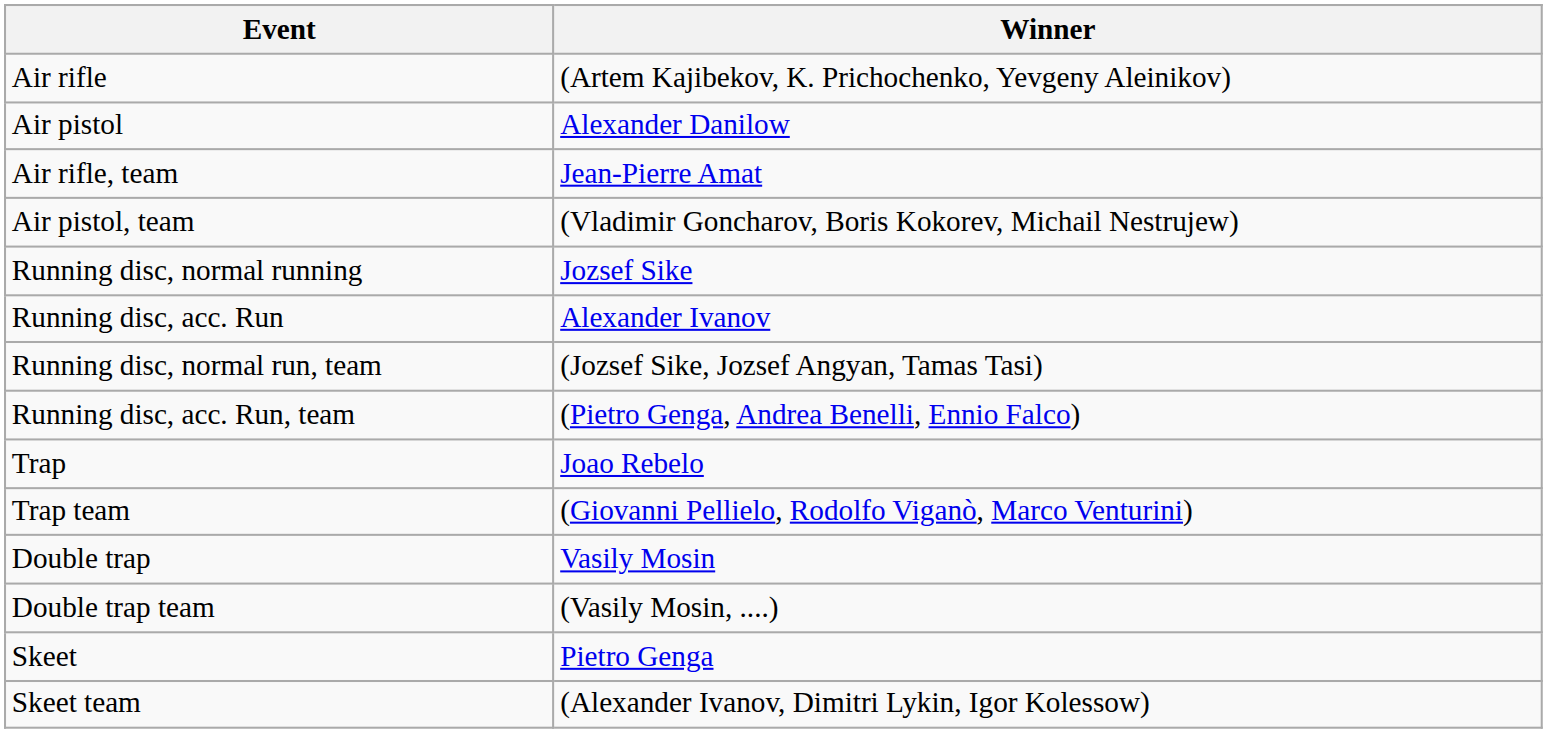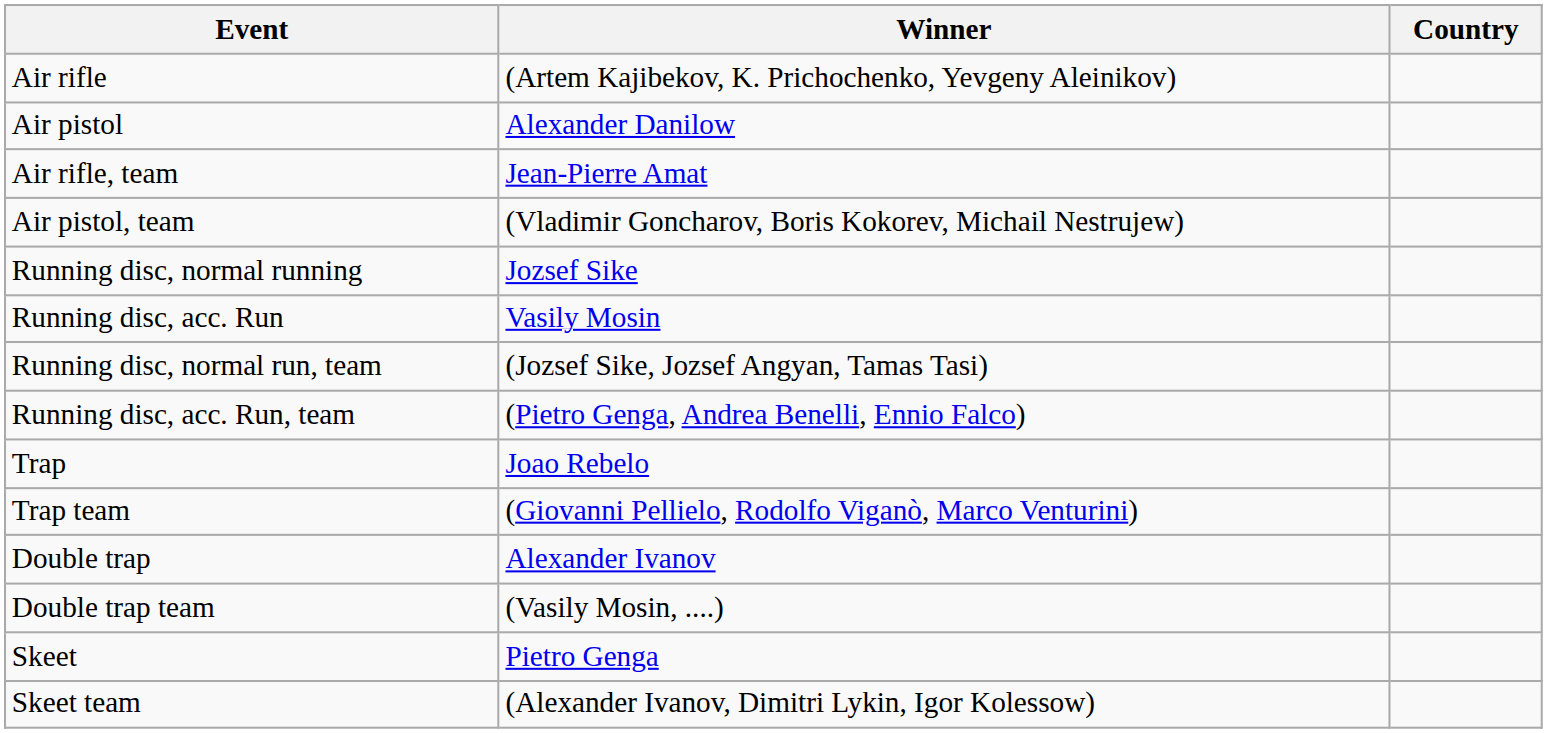+ column: (1466, 28)
(665, 318) Alexander Ivanov -> (583, 318) Vasily Mosin
(638, 559) Vasily Mosin -> (611, 559) Alexander Ivanov
